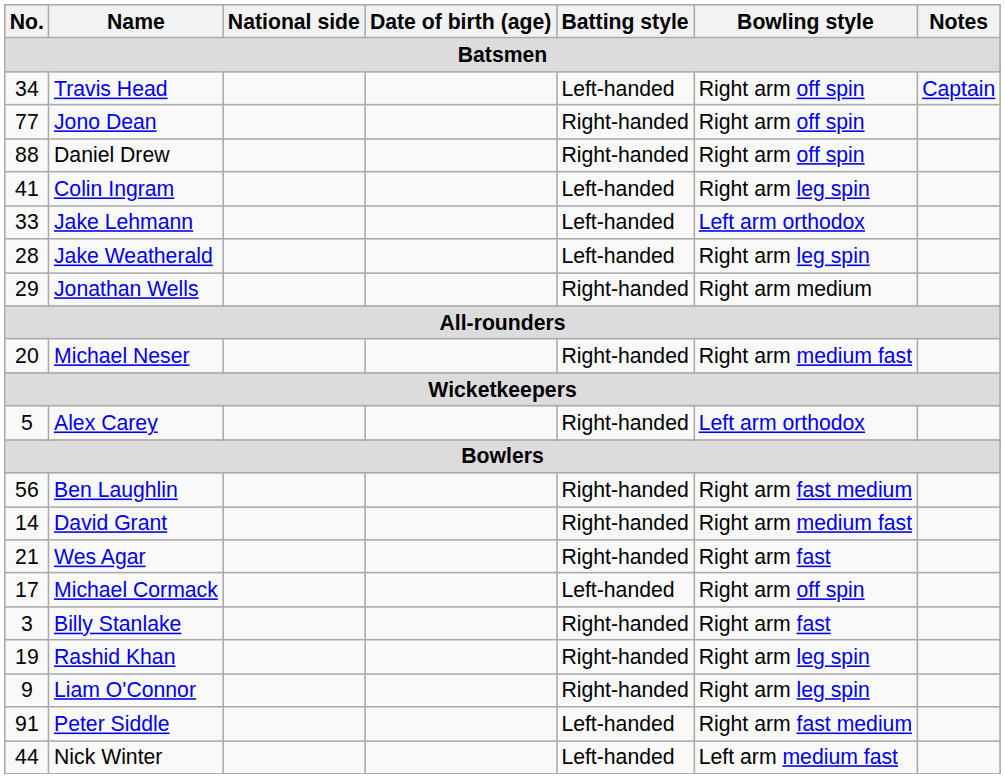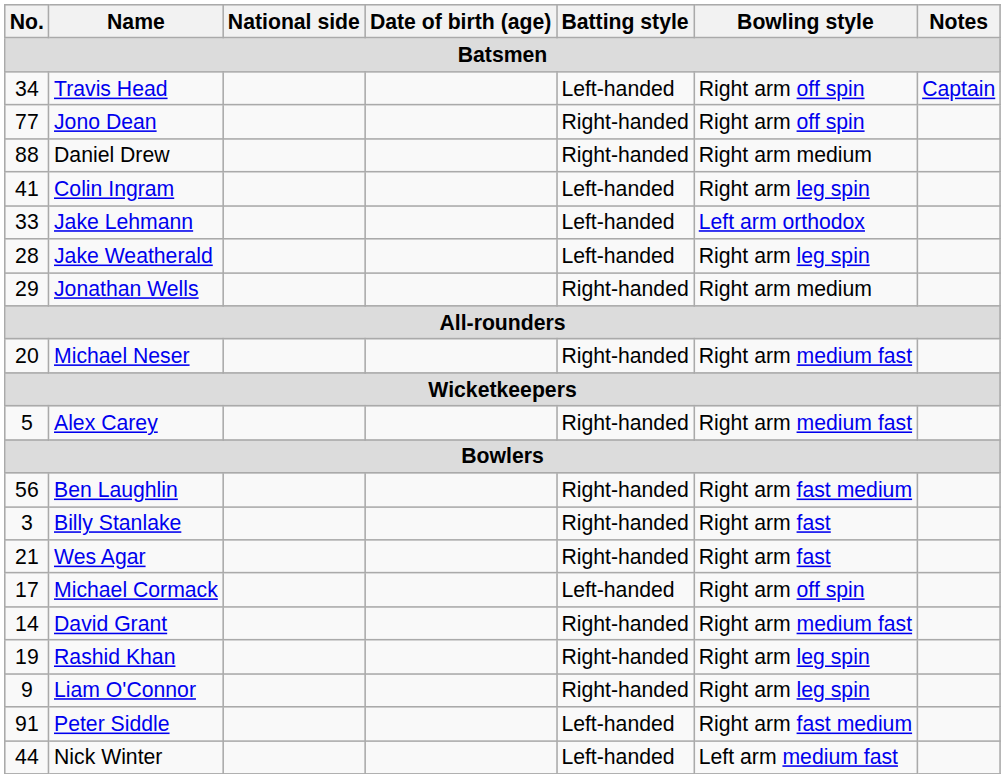(782, 155) Right arm off spin -> (785, 155) Right arm medium
(782, 422) Left arm orthodox -> (805, 422) Right arm medium fast
rows swapped: (118, 623) <-> (111, 523)
